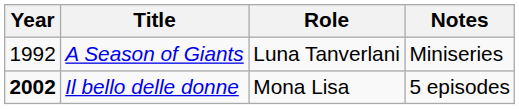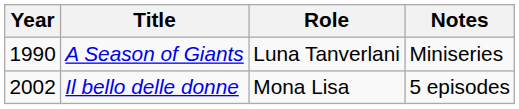(33, 53) 1992 -> (33, 53) 1990
(33, 86) bold -> (33, 86) normal
